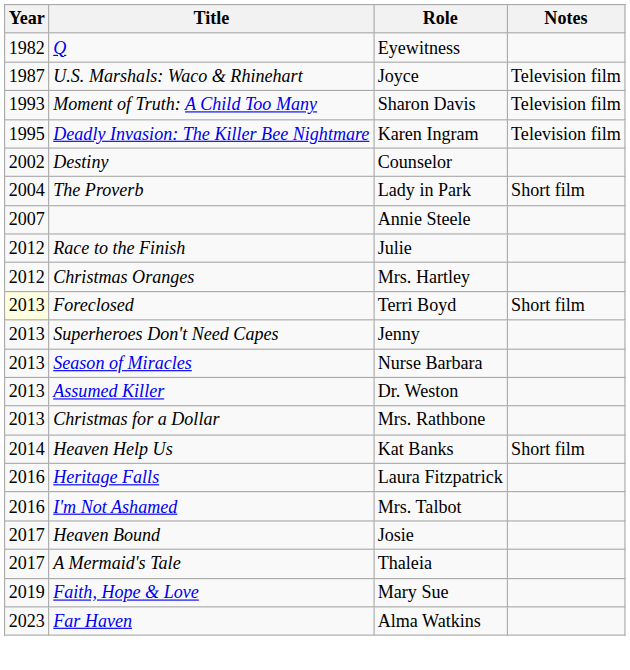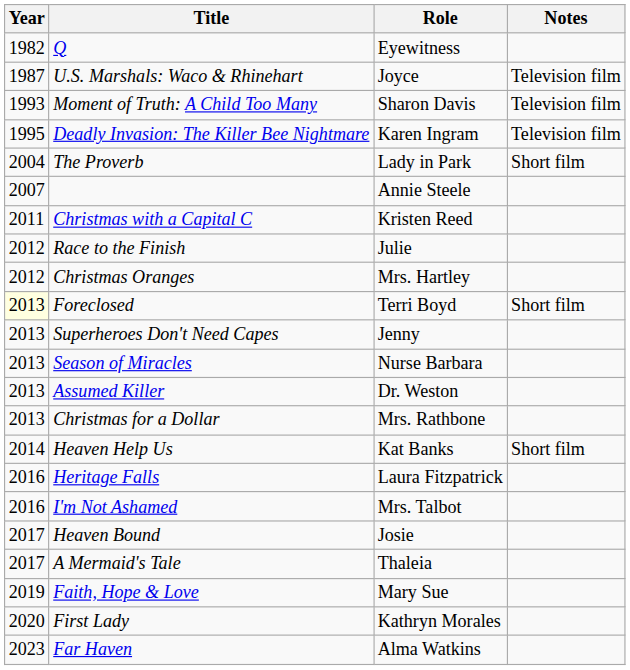- row: (81, 162)
+ row: (153, 219)
+ row: (91, 620)
